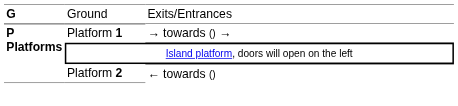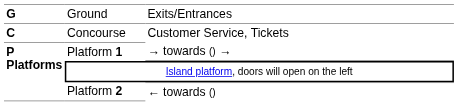+ row: (96, 32)
